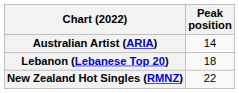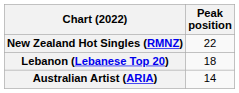rows swapped: (95, 43) <-> (95, 79)
